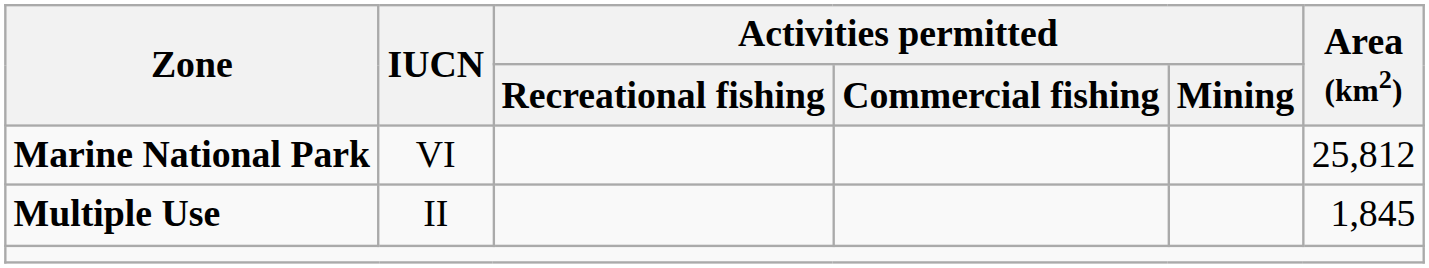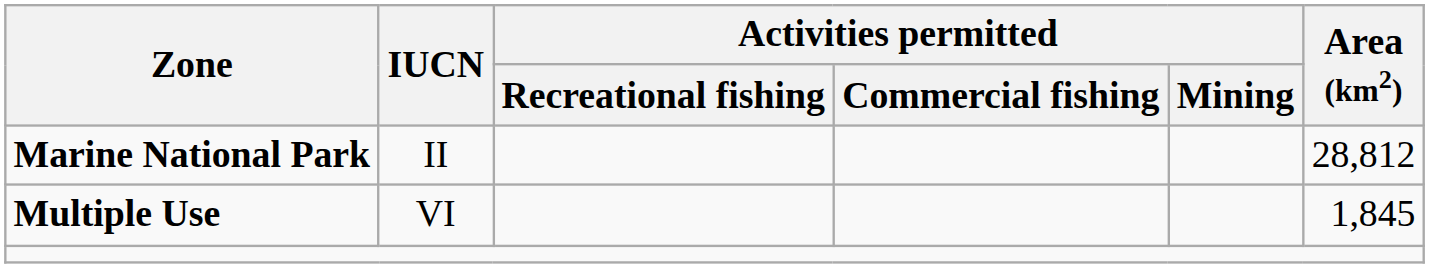(436, 154) VI -> (436, 154) II
(1364, 154) 25,812 -> (1364, 154) 28,812
(436, 214) II -> (436, 214) VI
